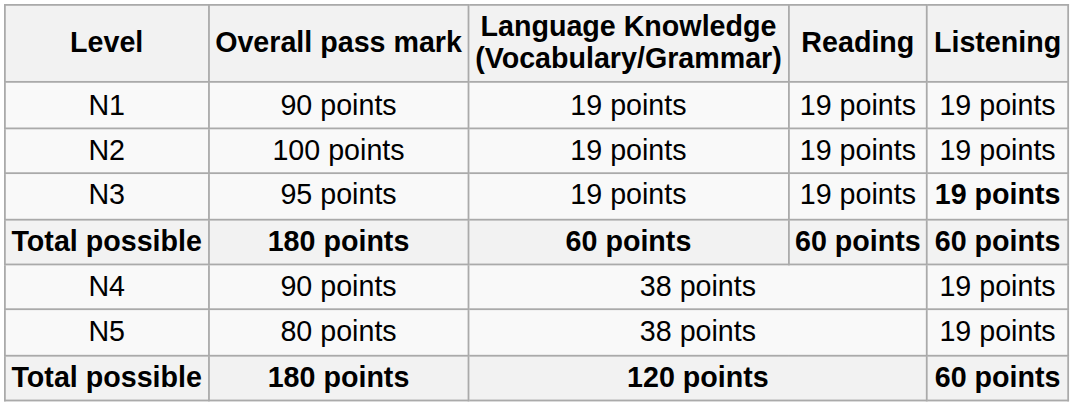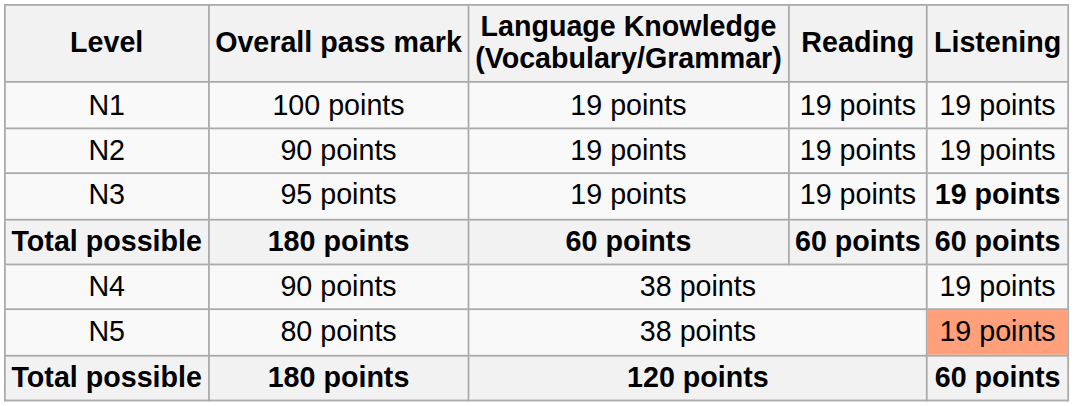(339, 104) 90 points -> (339, 104) 100 points
(339, 150) 100 points -> (339, 150) 90 points
(998, 331) no background -> (998, 331) lightsalmon background
